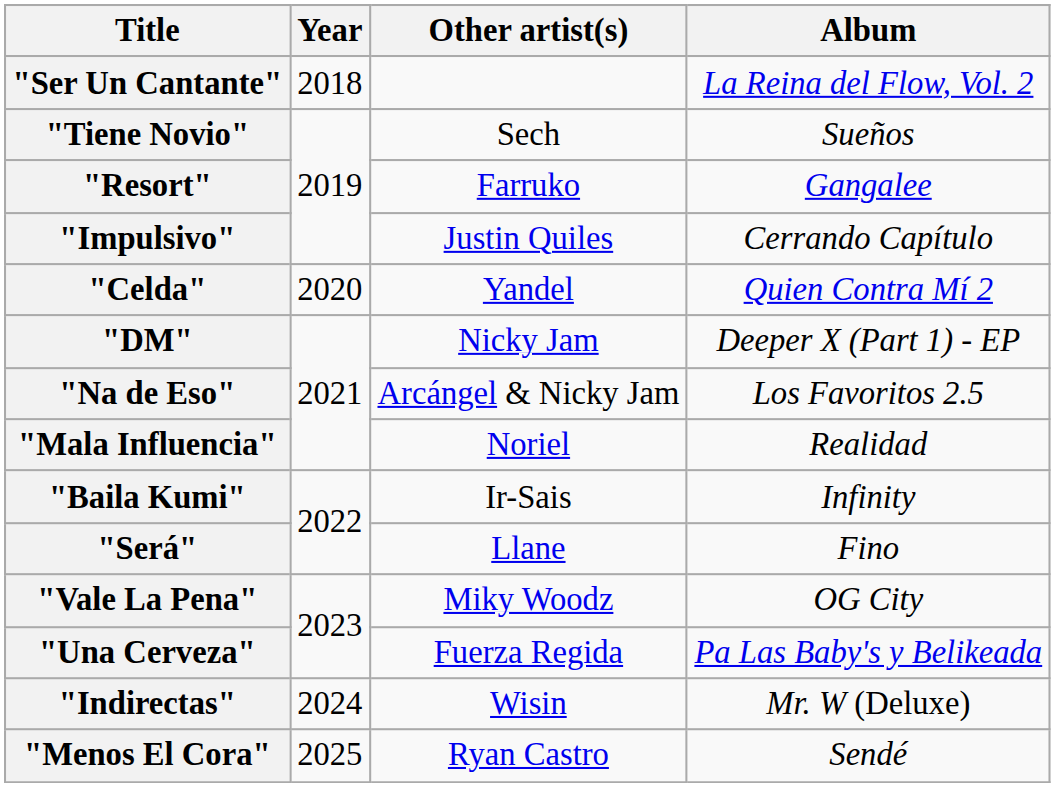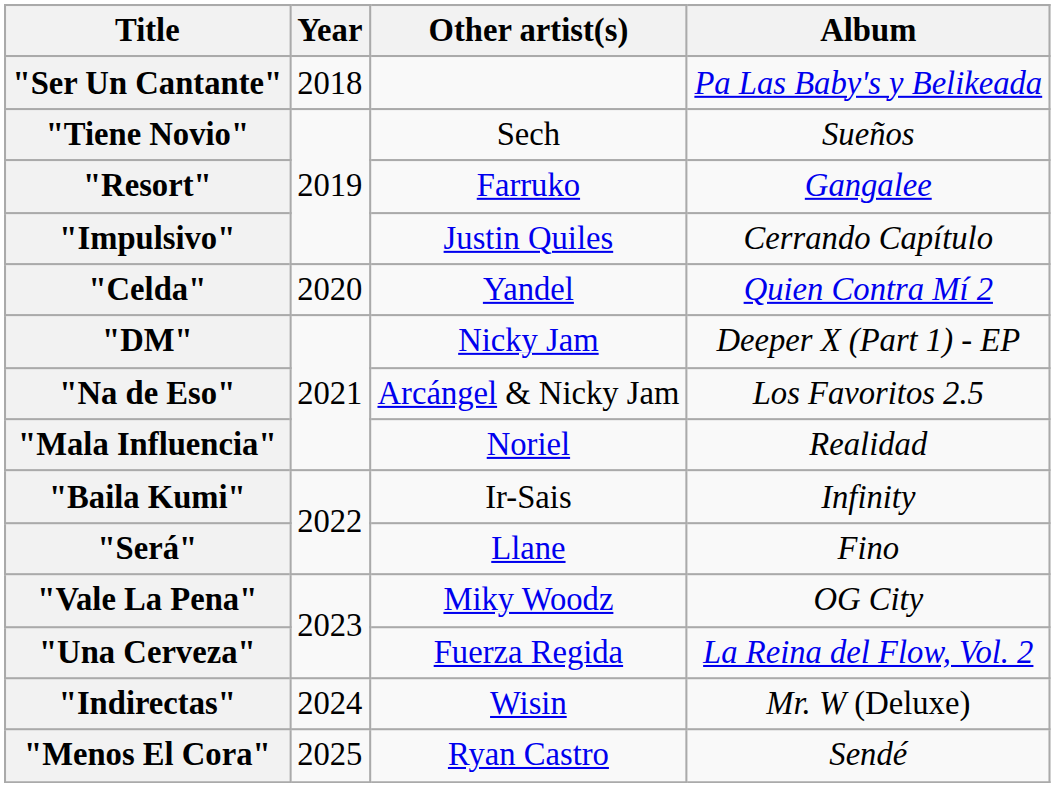(868, 82) La Reina del Flow, Vol. 2 -> (868, 82) Pa Las Baby's y Belikeada
(868, 651) Pa Las Baby's y Belikeada -> (868, 651) La Reina del Flow, Vol. 2
